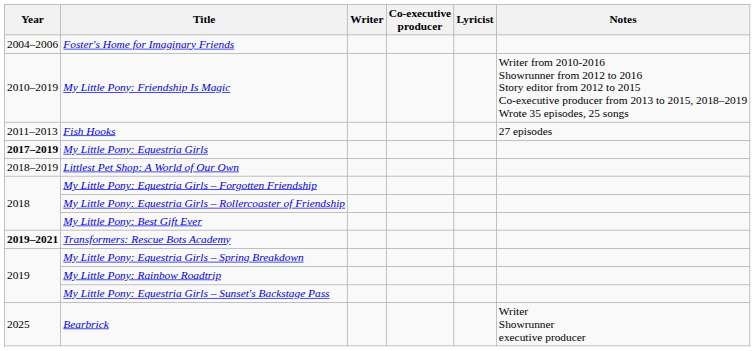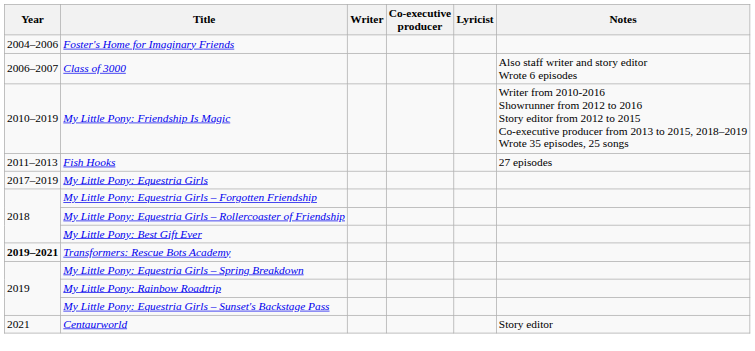+ row: (95, 68)
(33, 149) bold -> (33, 180) normal
- row: (151, 167)
+ row: (95, 324)
- row: (86, 324)
